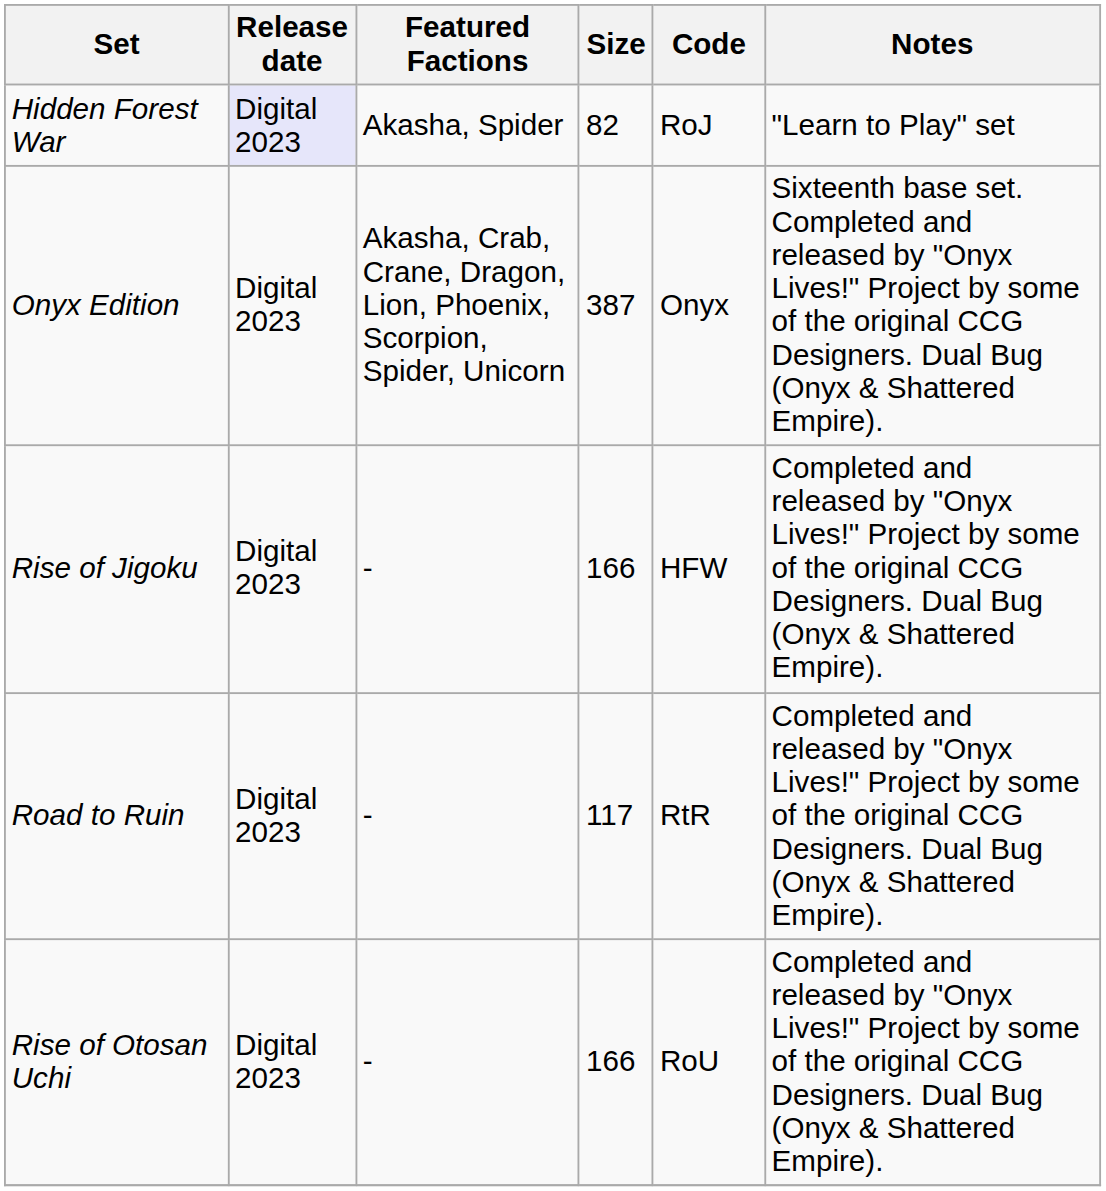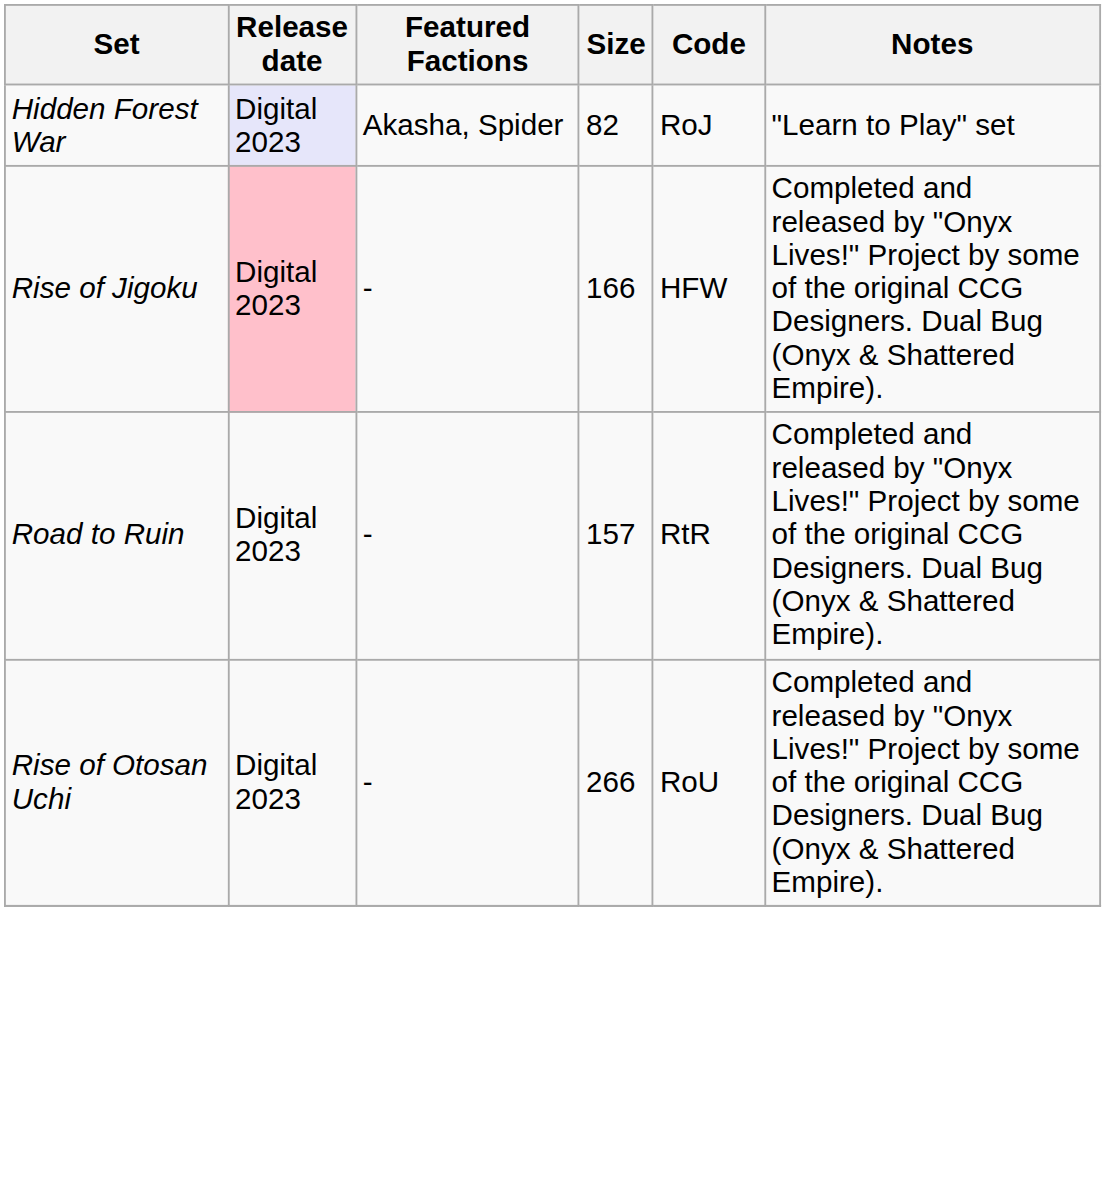- row: (96, 305)
(276, 568) no background -> (276, 288) pink background
(610, 815) 117 -> (611, 535) 157
(611, 1061) 166 -> (611, 781) 266
